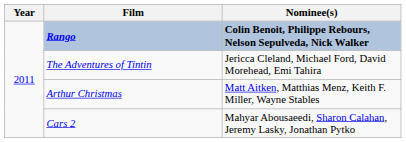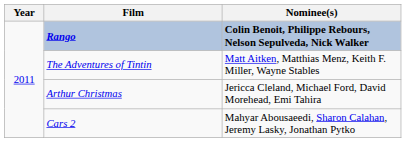(305, 65) Jericca Cleland, Michael Ford, David Morehead, Emi Tahira -> (305, 65) Matt Aitken, Matthias Menz, Keith F. Miller, Wayne Stables
(305, 94) Matt Aitken, Matthias Menz, Keith F. Miller, Wayne Stables -> (305, 94) Jericca Cleland, Michael Ford, David Morehead, Emi Tahira
